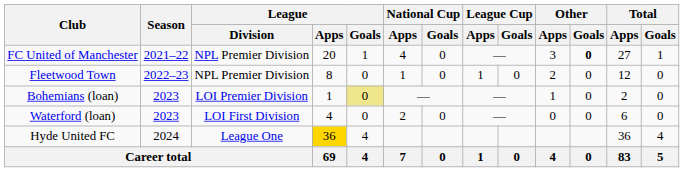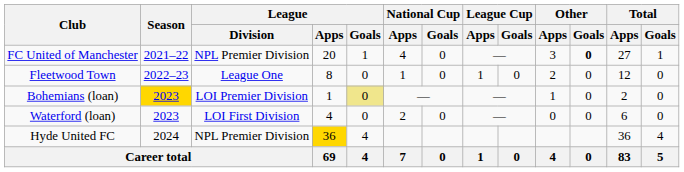(252, 75) NPL Premier Division -> (252, 75) League One
(166, 95) no background -> (166, 95) gold background
(252, 136) League One -> (252, 136) NPL Premier Division
